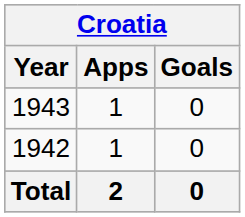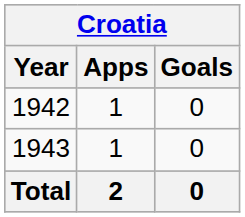rows swapped: (41, 149) <-> (41, 107)
